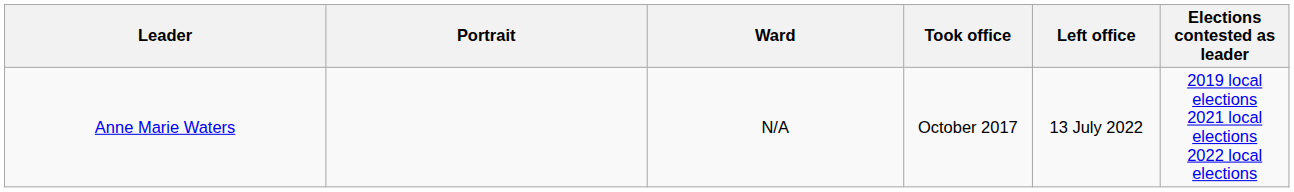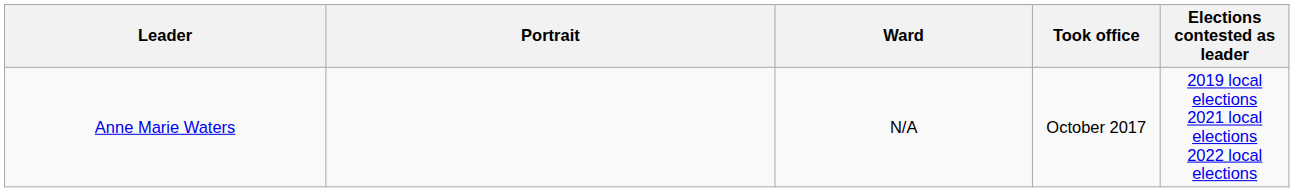- column: (1096, 36)
